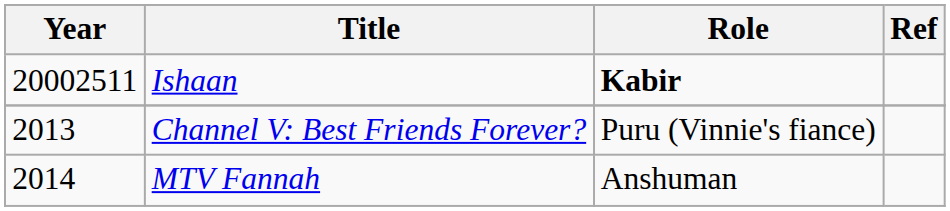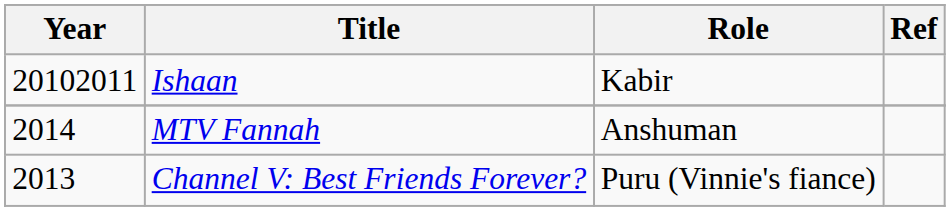(75, 79) 20002511 -> (75, 79) 20102011
(641, 79) bold -> (637, 79) normal
rows swapped: (369, 129) <-> (236, 179)
